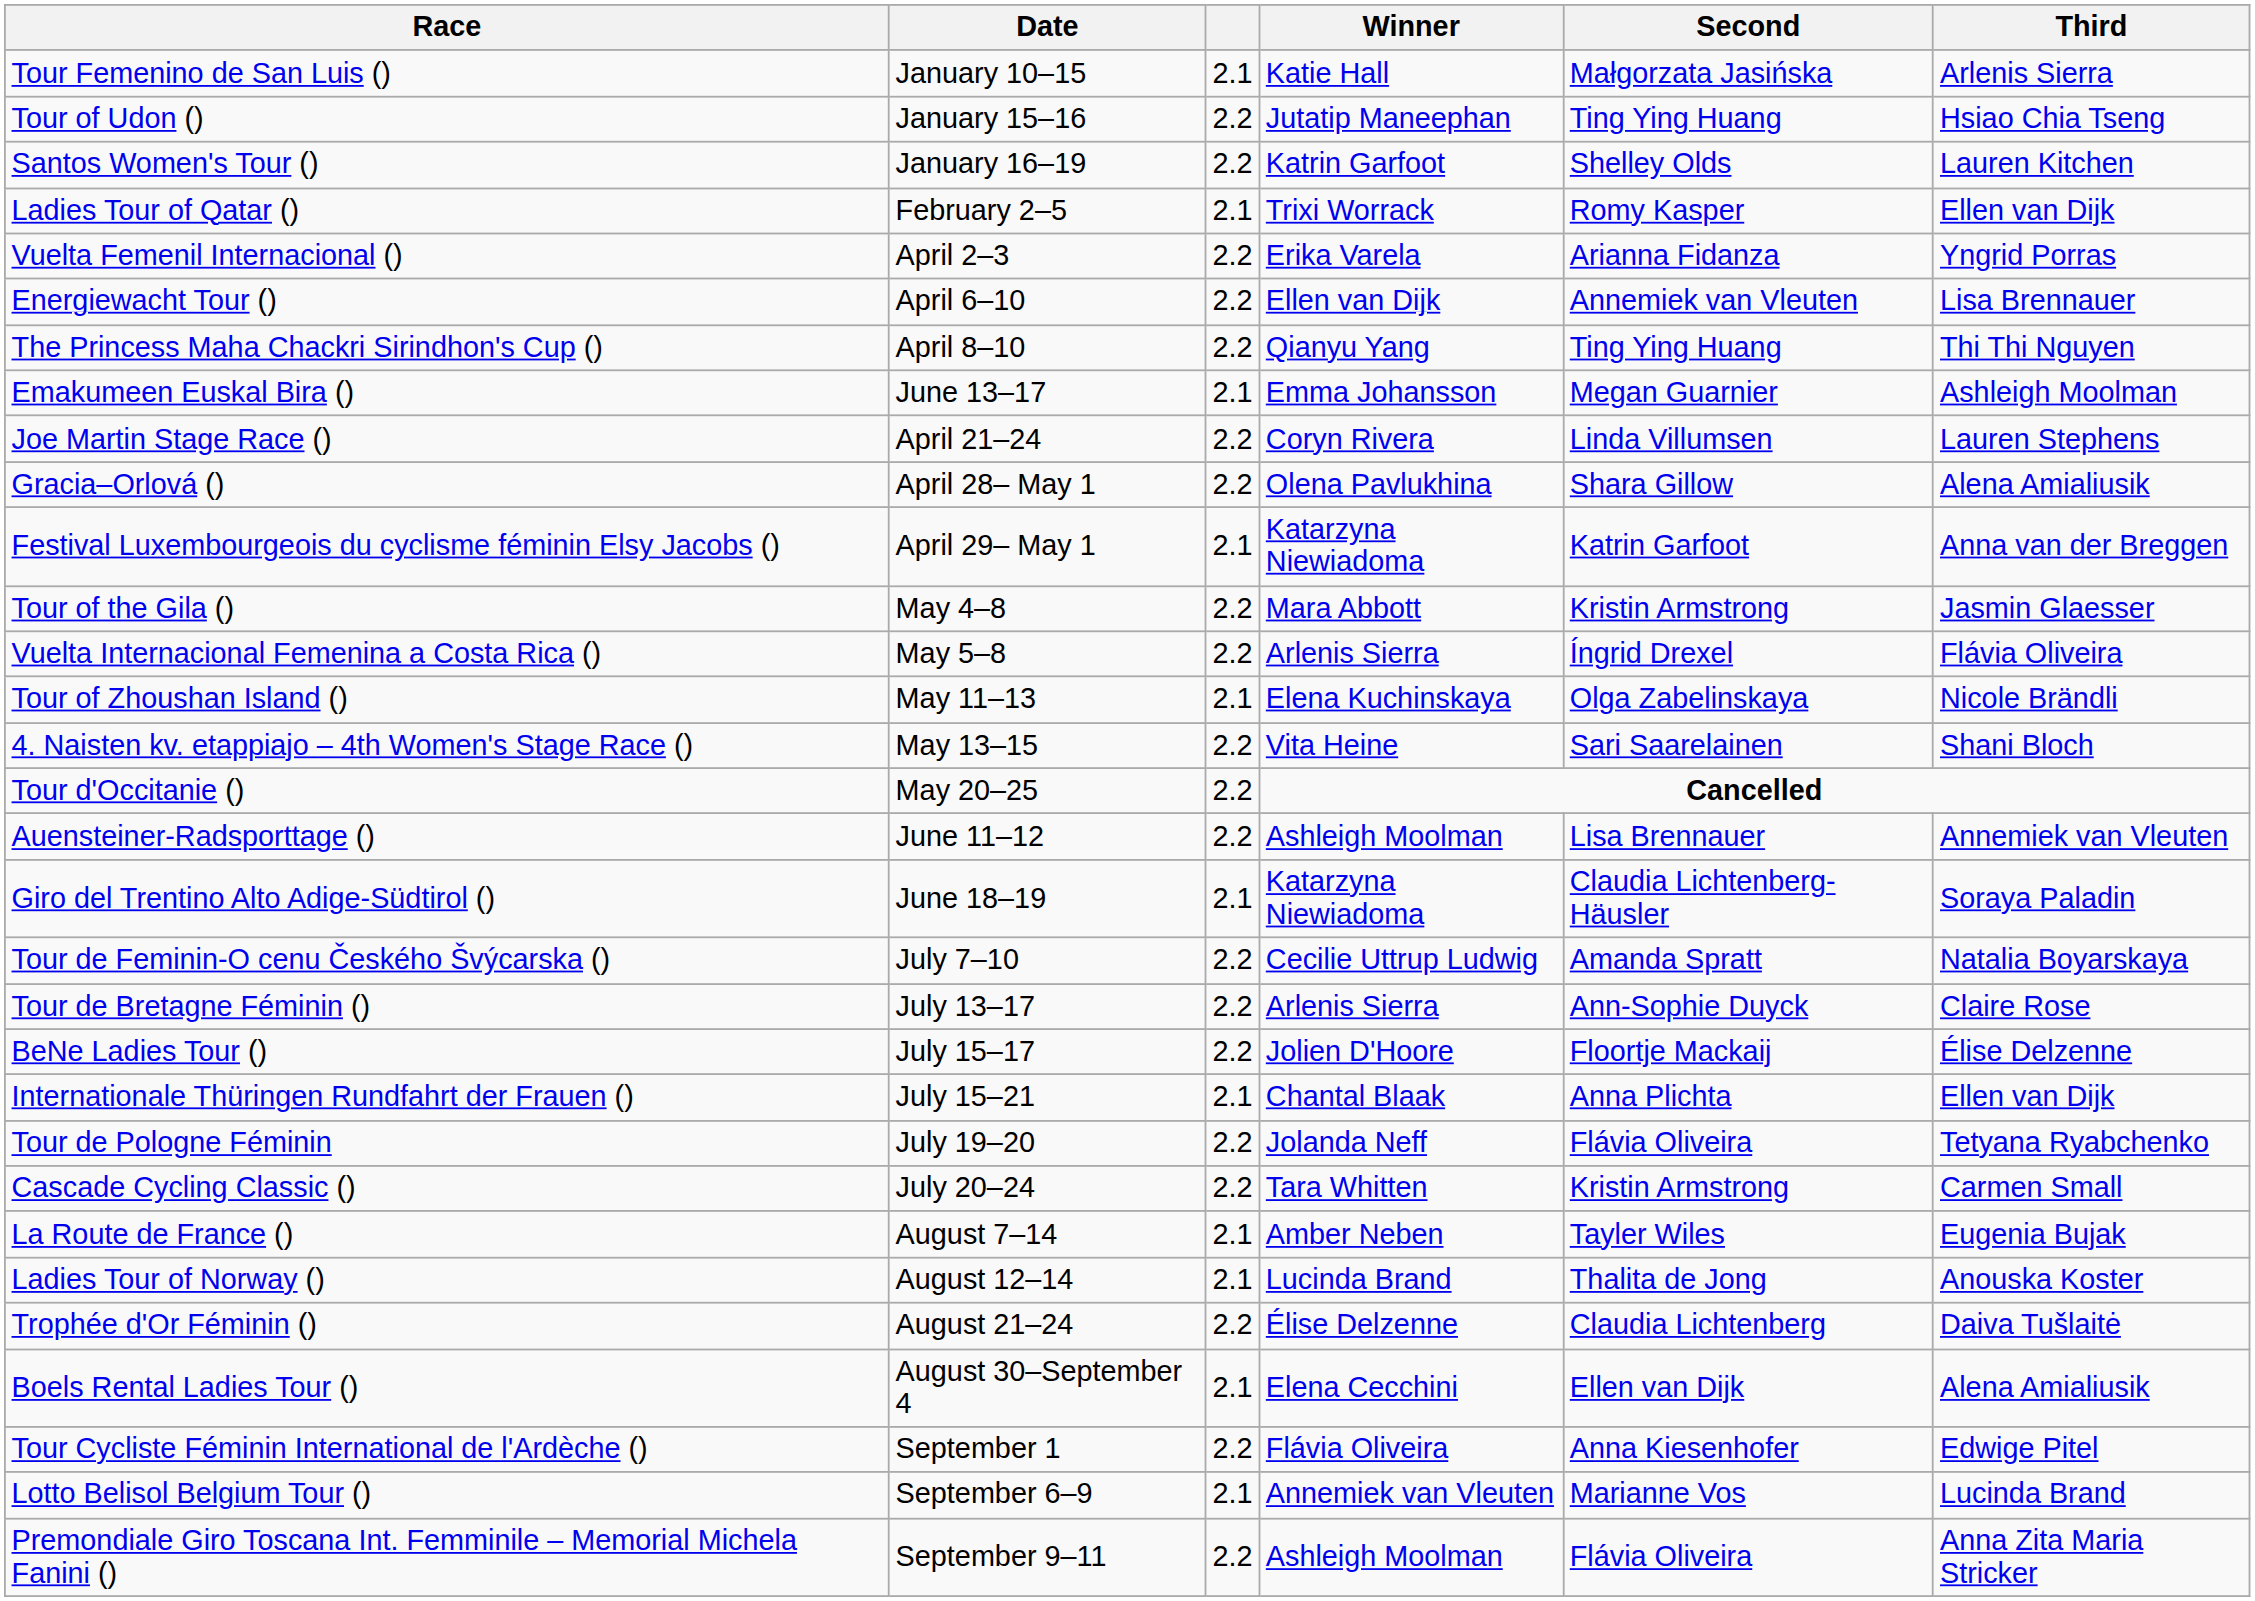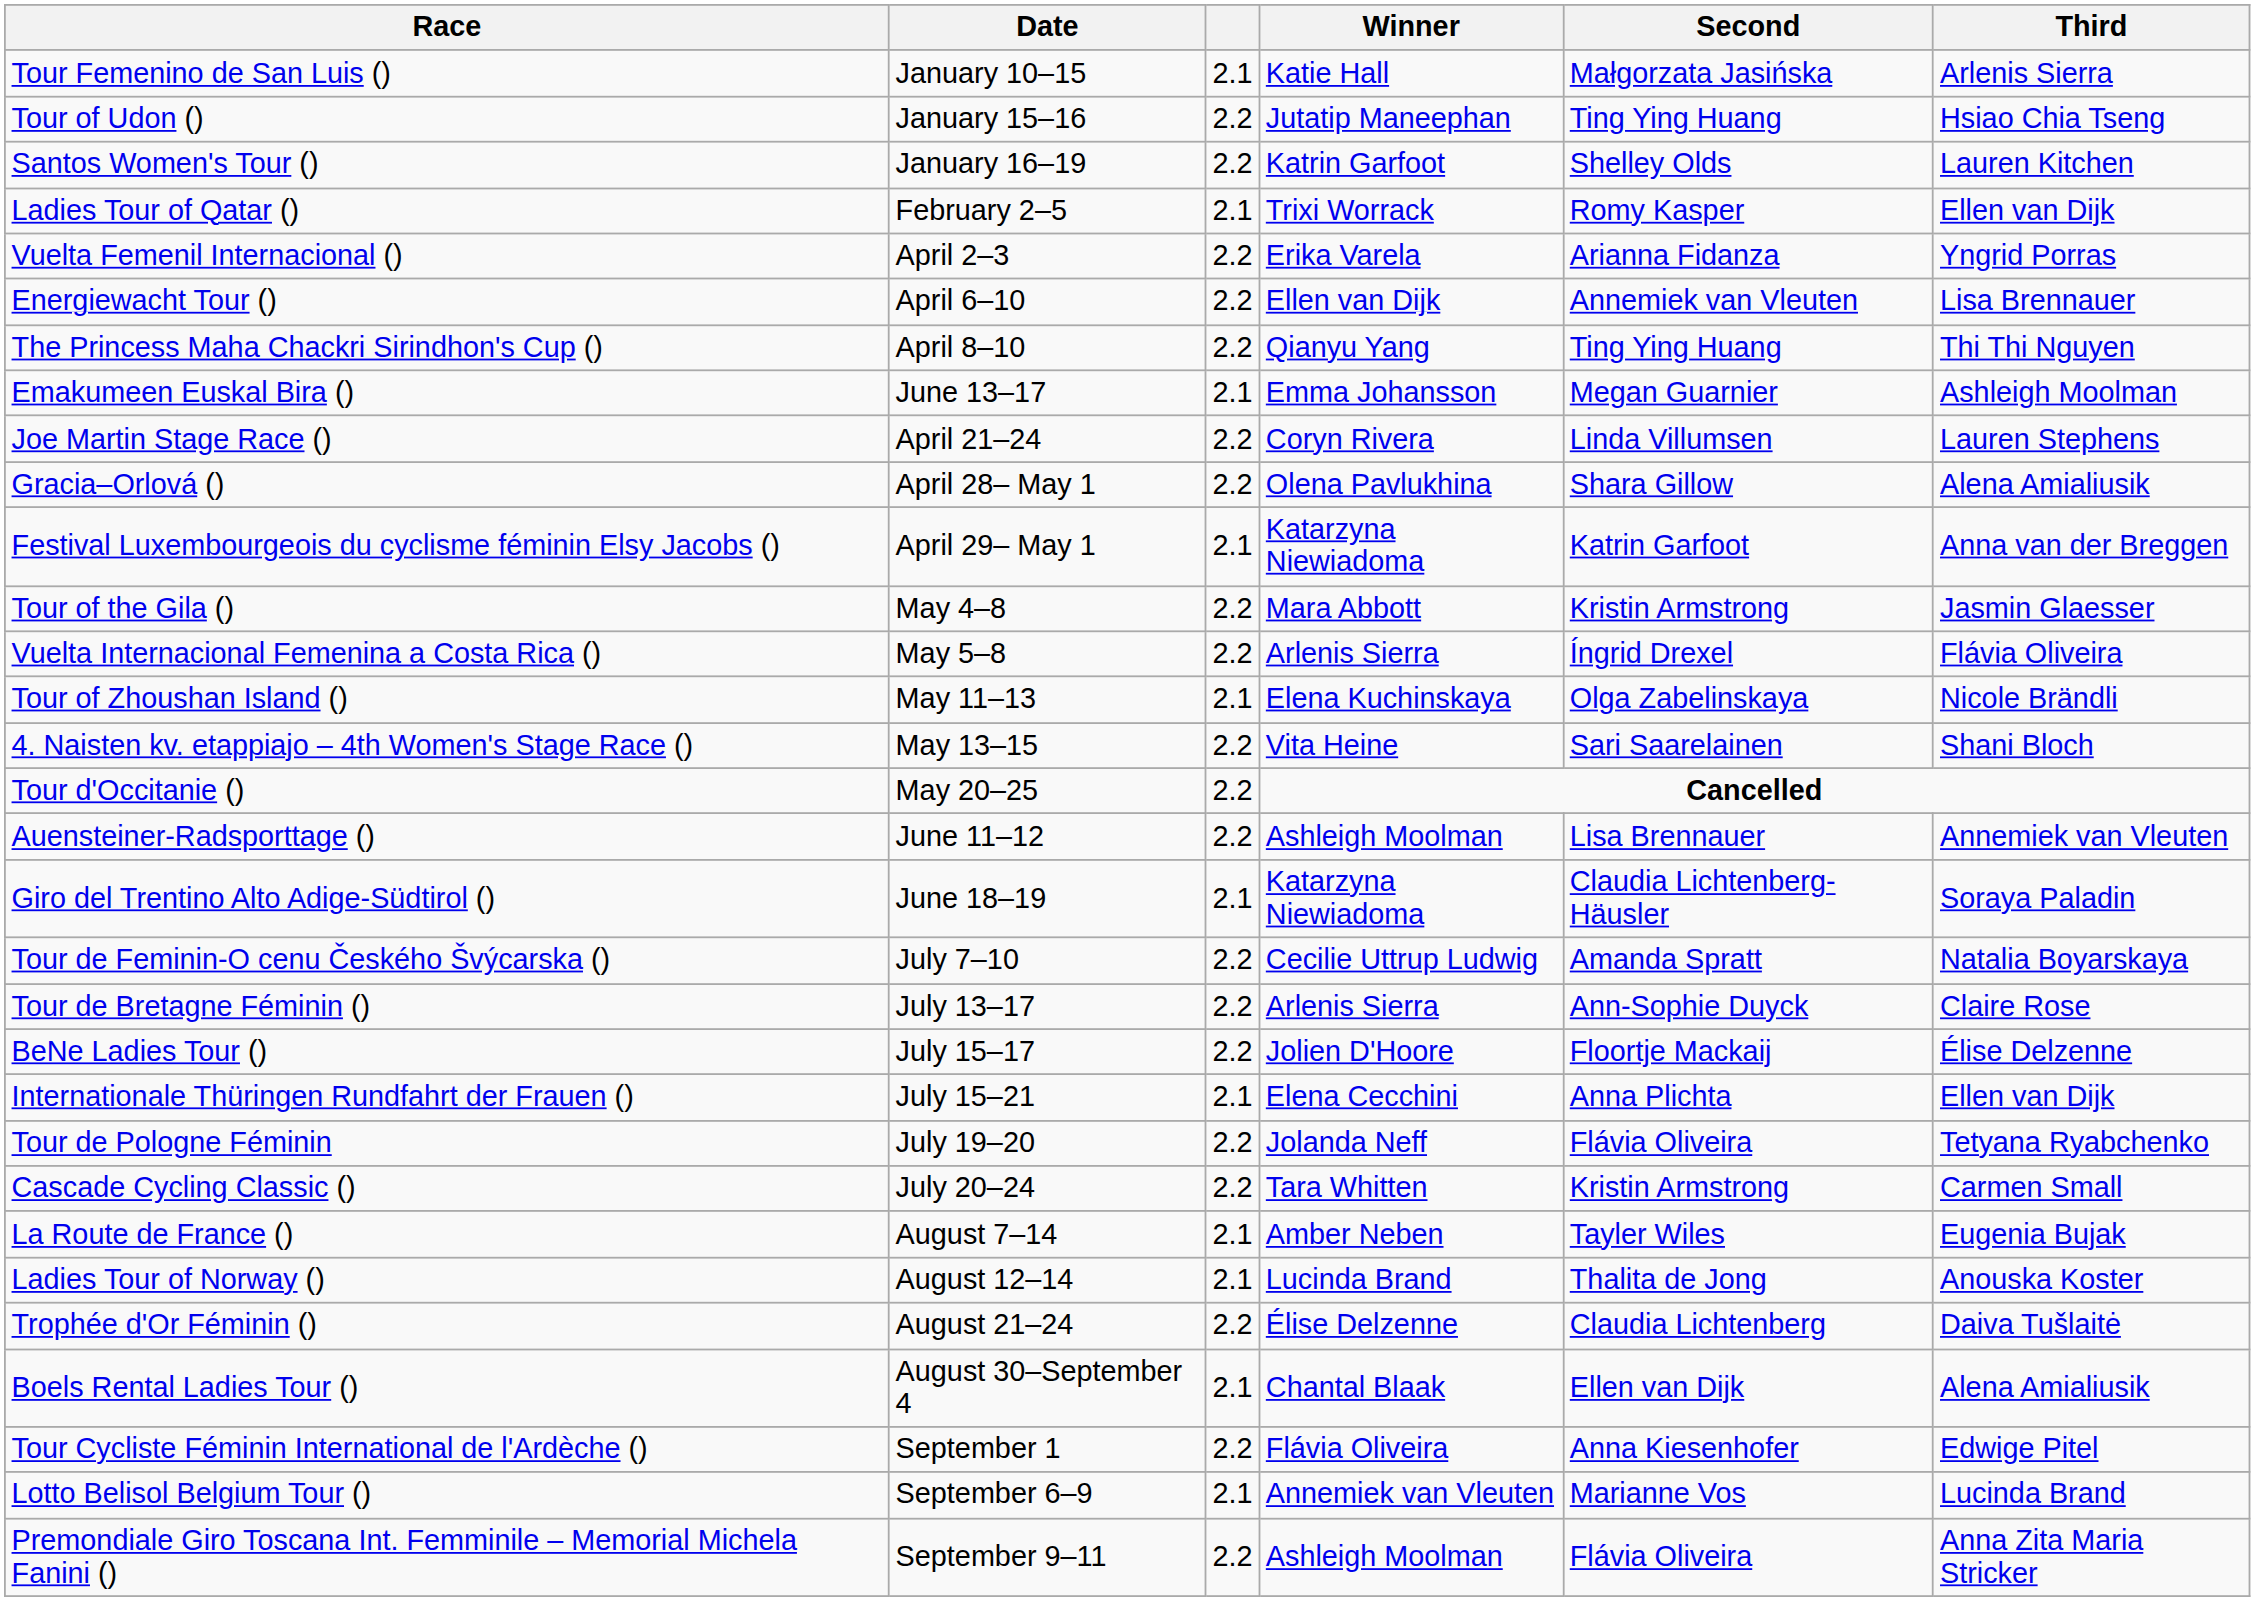(1355, 1096) Chantal Blaak -> (1362, 1096) Elena Cecchini
(1362, 1387) Elena Cecchini -> (1355, 1387) Chantal Blaak
